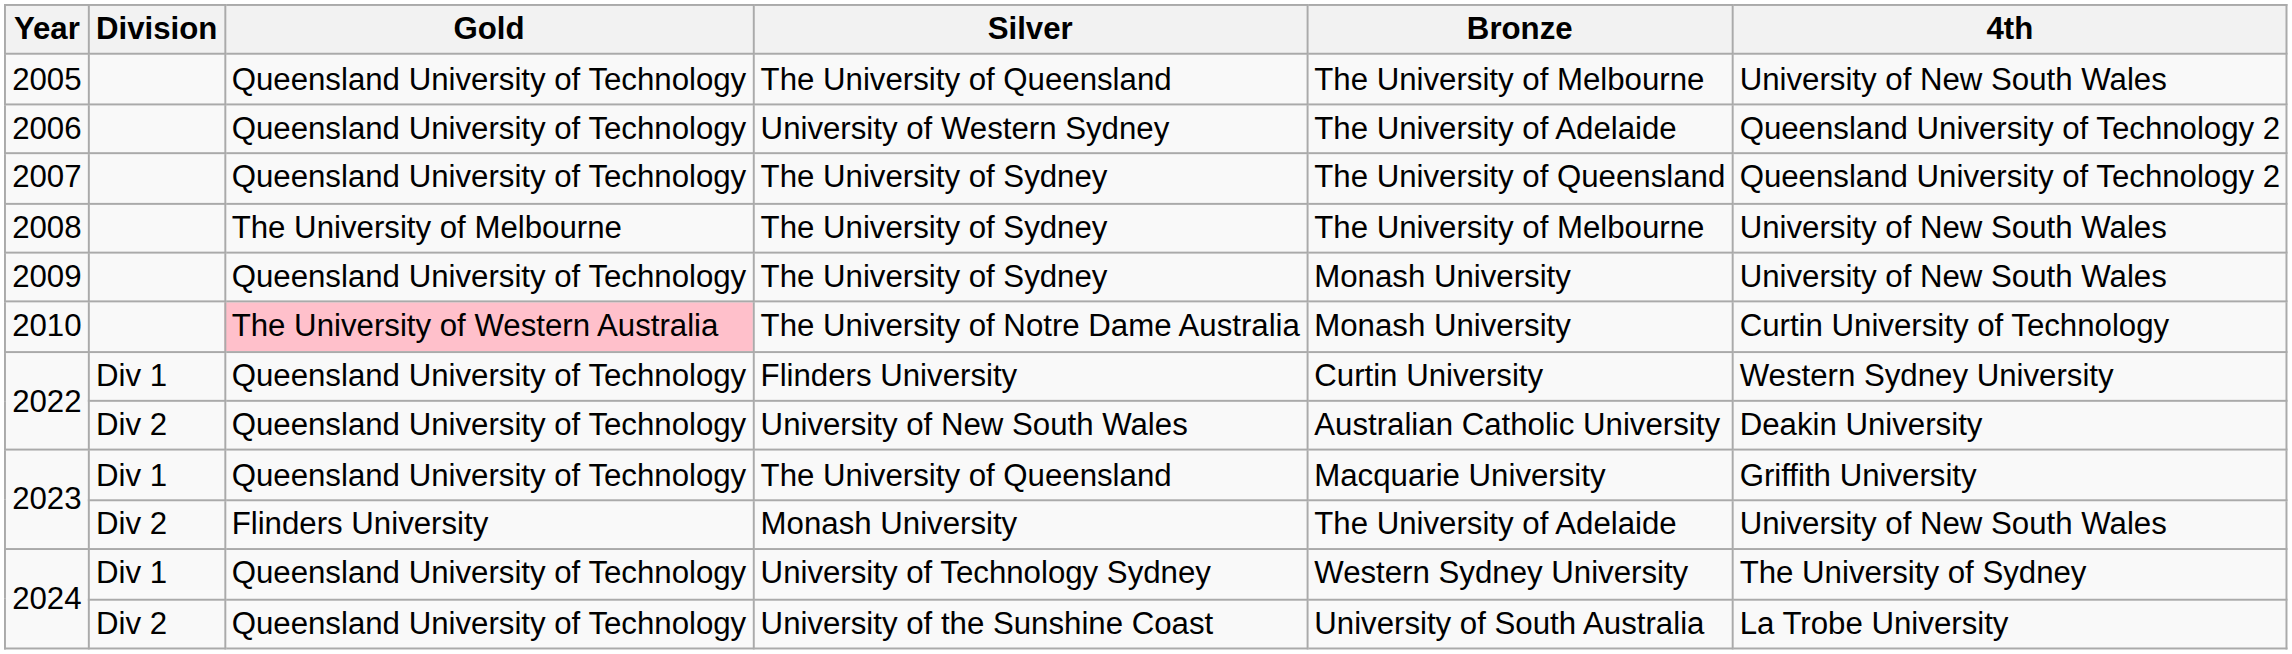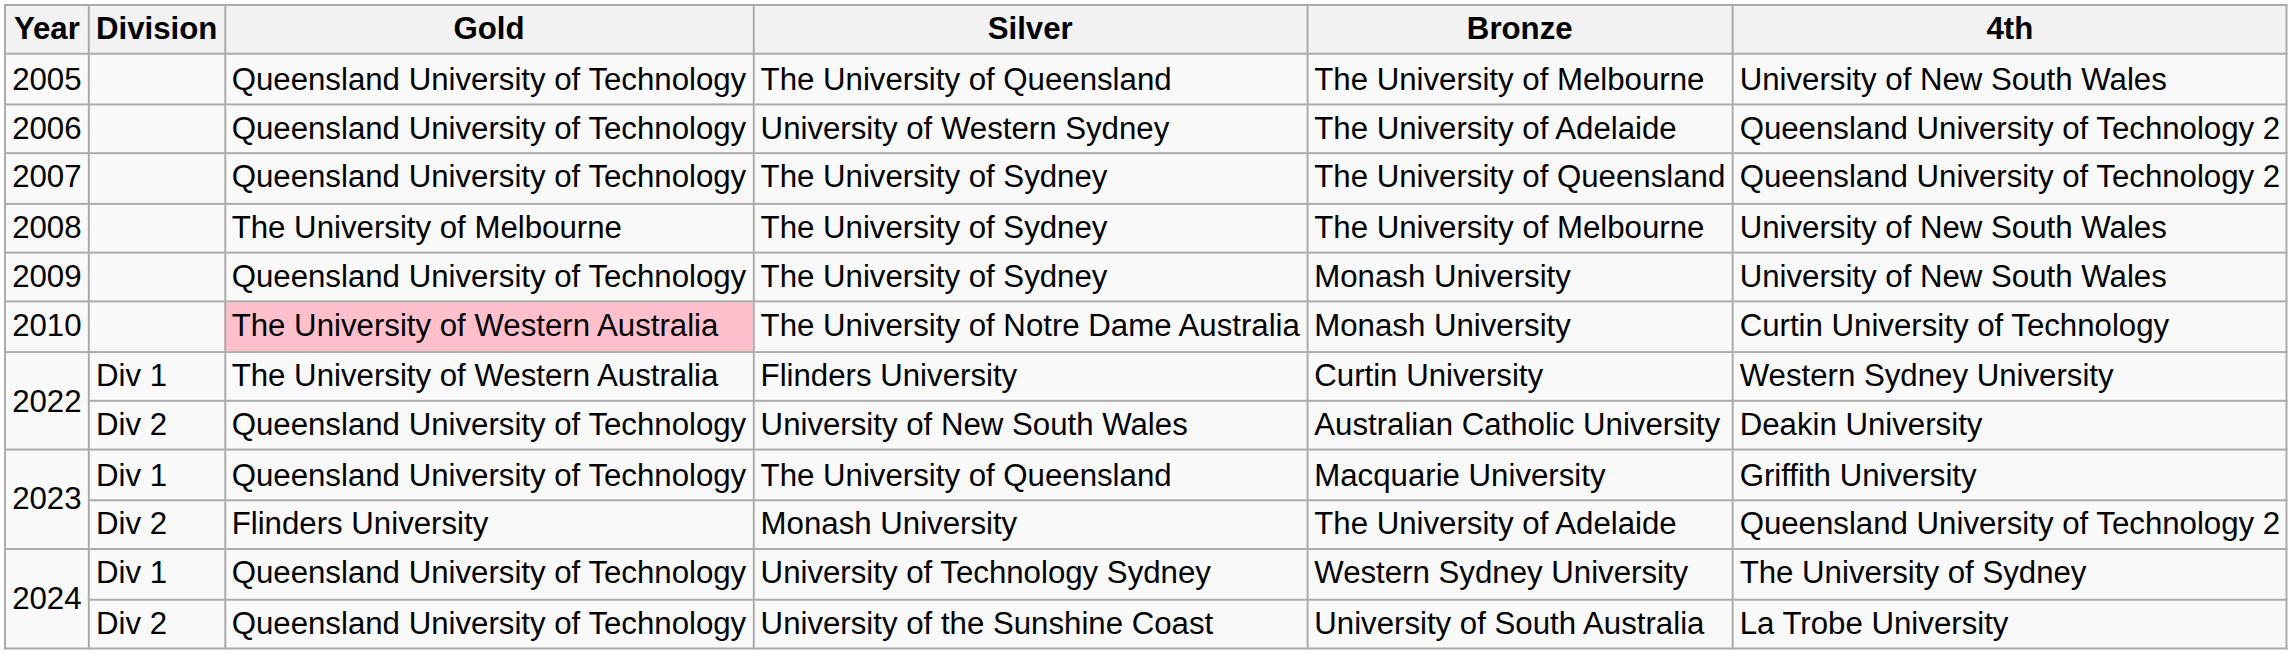(489, 375) Queensland University of Technology -> (475, 375) The University of Western Australia
(1953, 524) University of New South Wales -> (2010, 524) Queensland University of Technology 2
